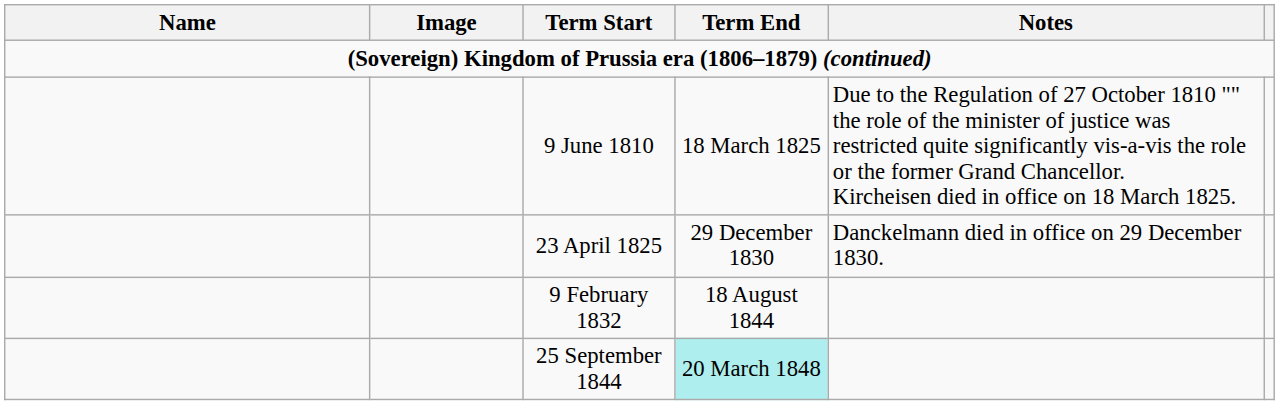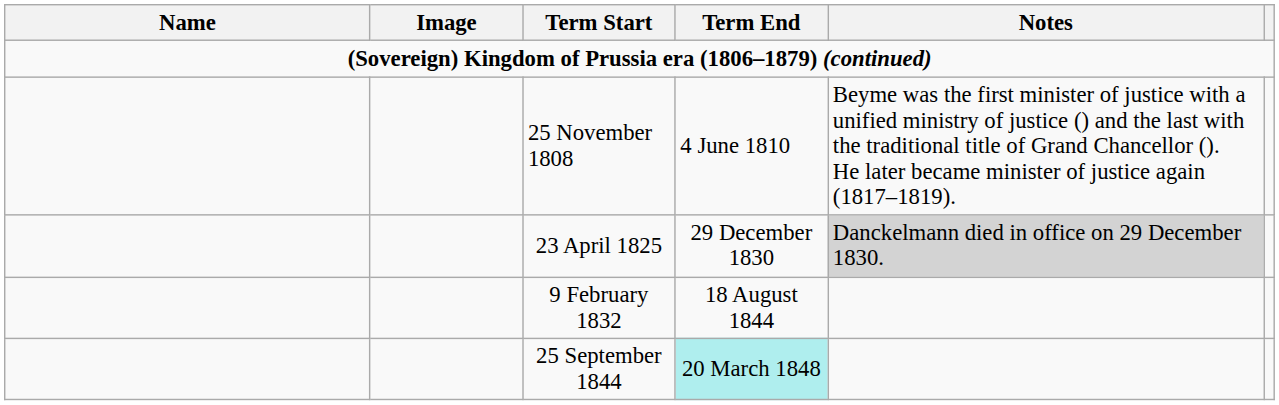+ row: (590, 145)
- row: (599, 145)
(1037, 245) no background -> (1037, 245) lightgrey background
